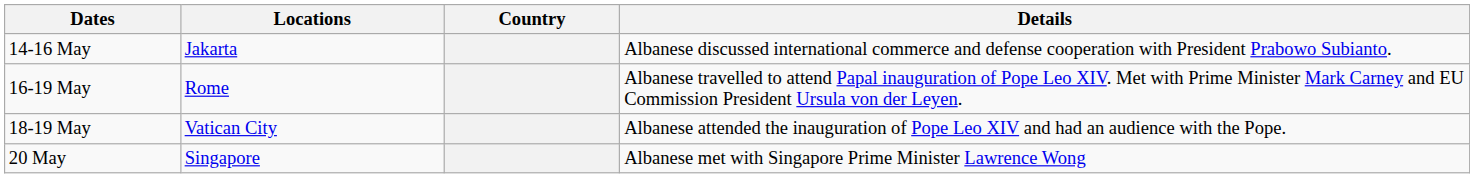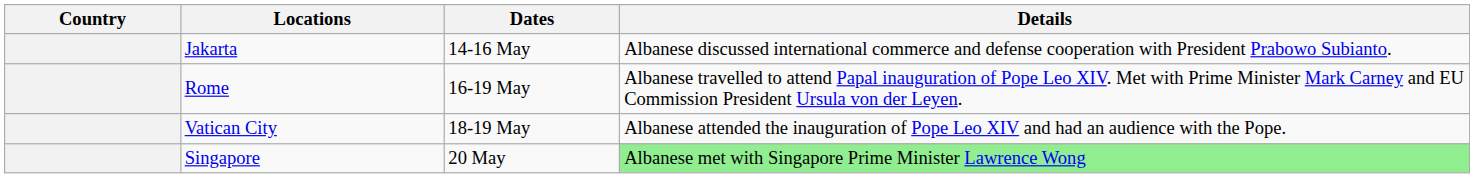columns swapped: (532, 19) <-> (92, 19)
(855, 157) no background -> (855, 157) lightgreen background
